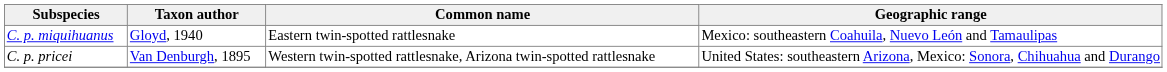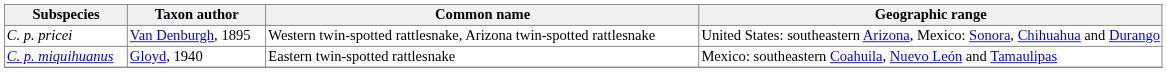rows swapped: (60, 35) <-> (39, 56)
